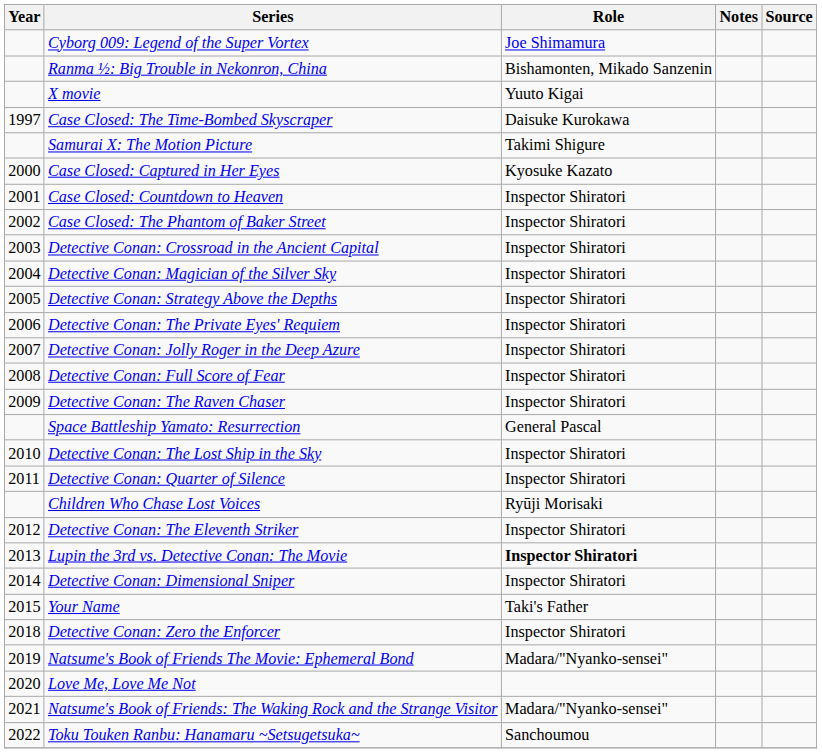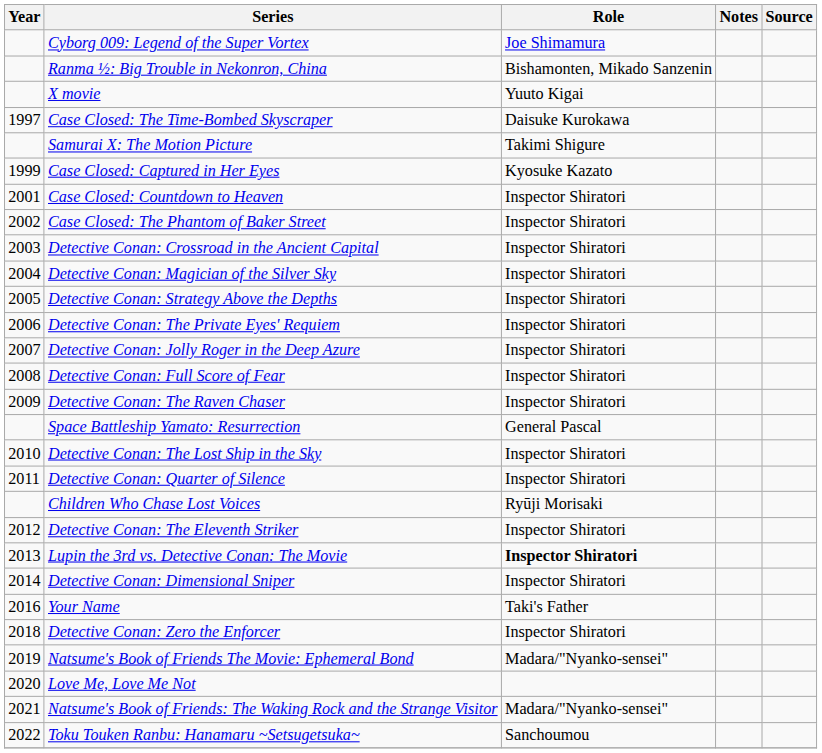(24, 171) 2000 -> (24, 171) 1999
(24, 606) 2015 -> (24, 606) 2016
